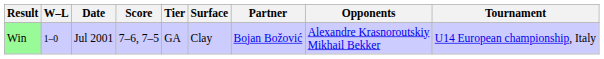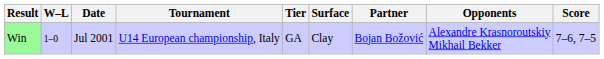columns swapped: (515, 13) <-> (139, 13)
